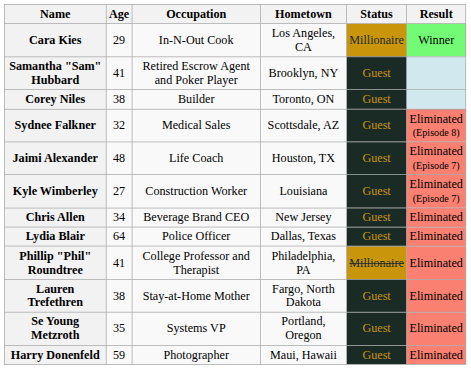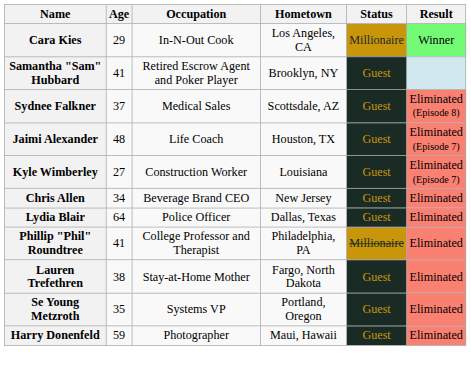- row: (55, 99)
(119, 125) 32 -> (119, 106) 37
